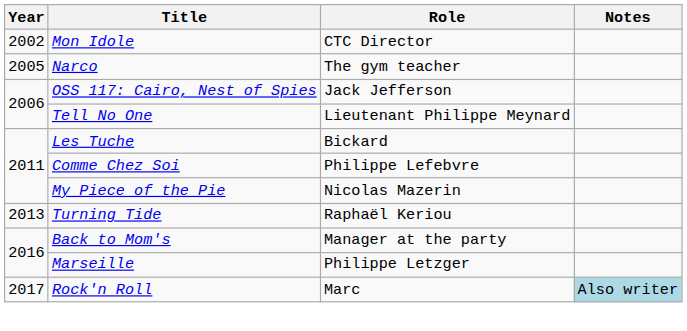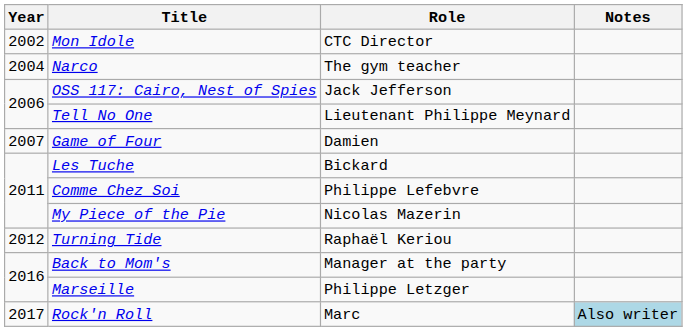(26, 67) 2005 -> (26, 67) 2004
+ row: (107, 141)
(26, 215) 2013 -> (26, 240) 2012
